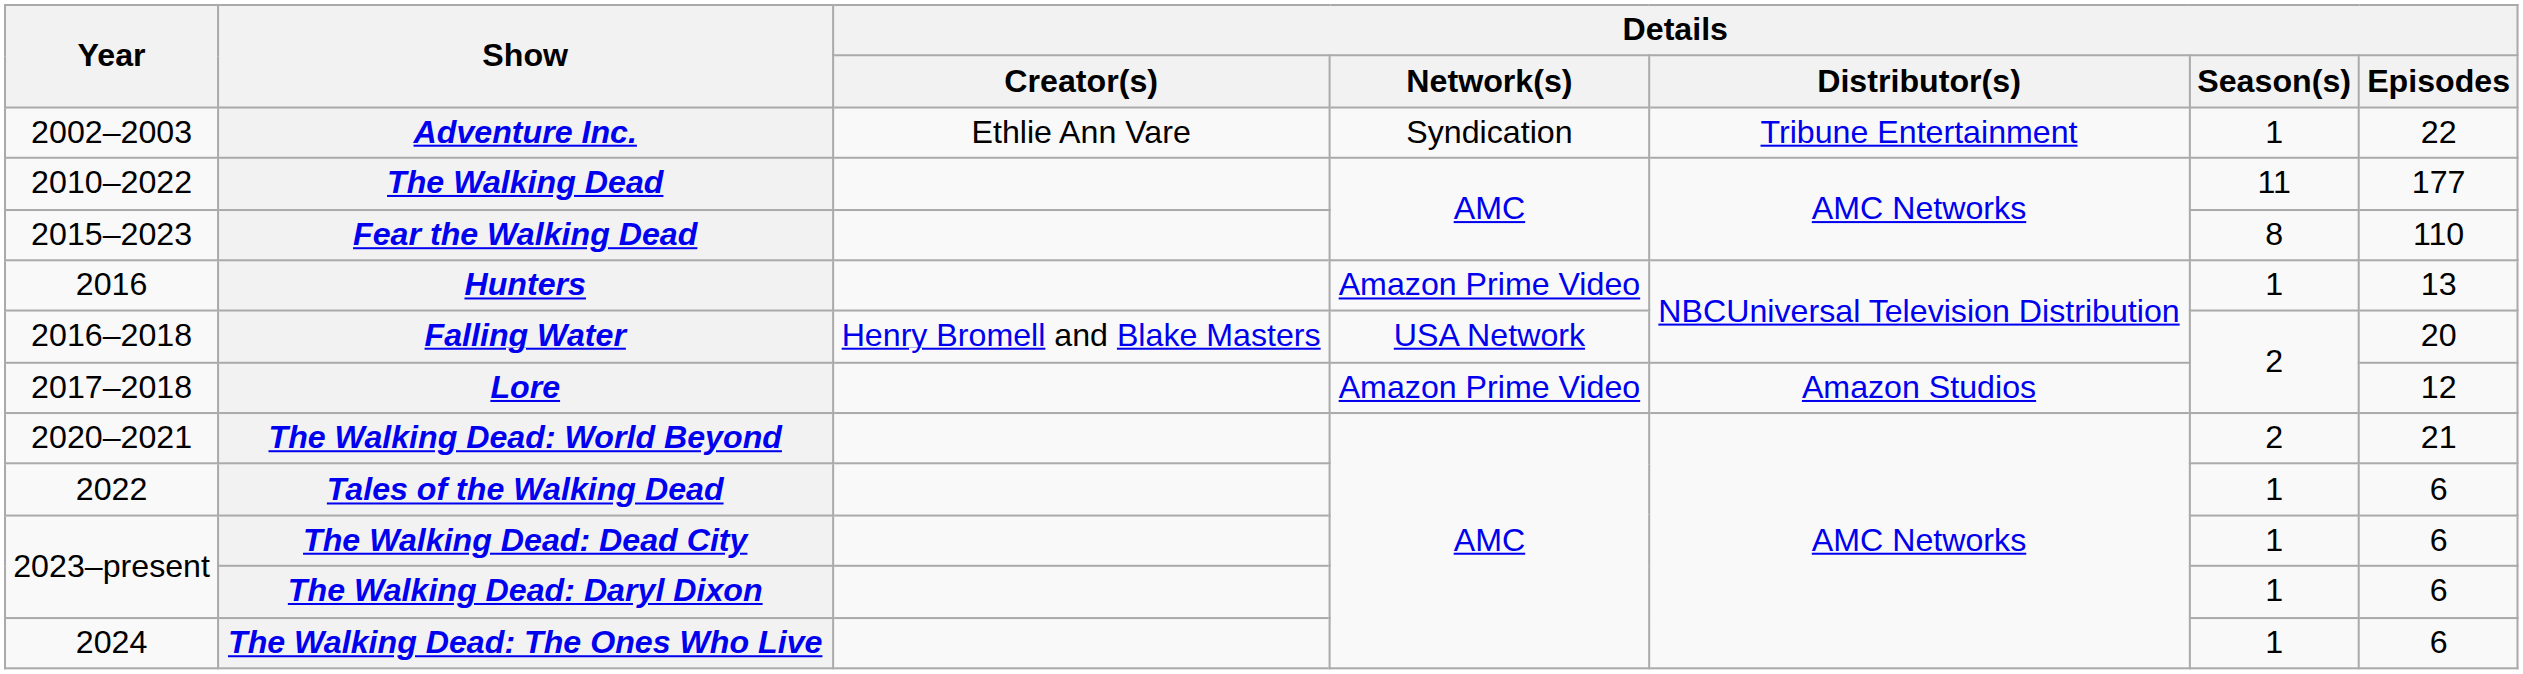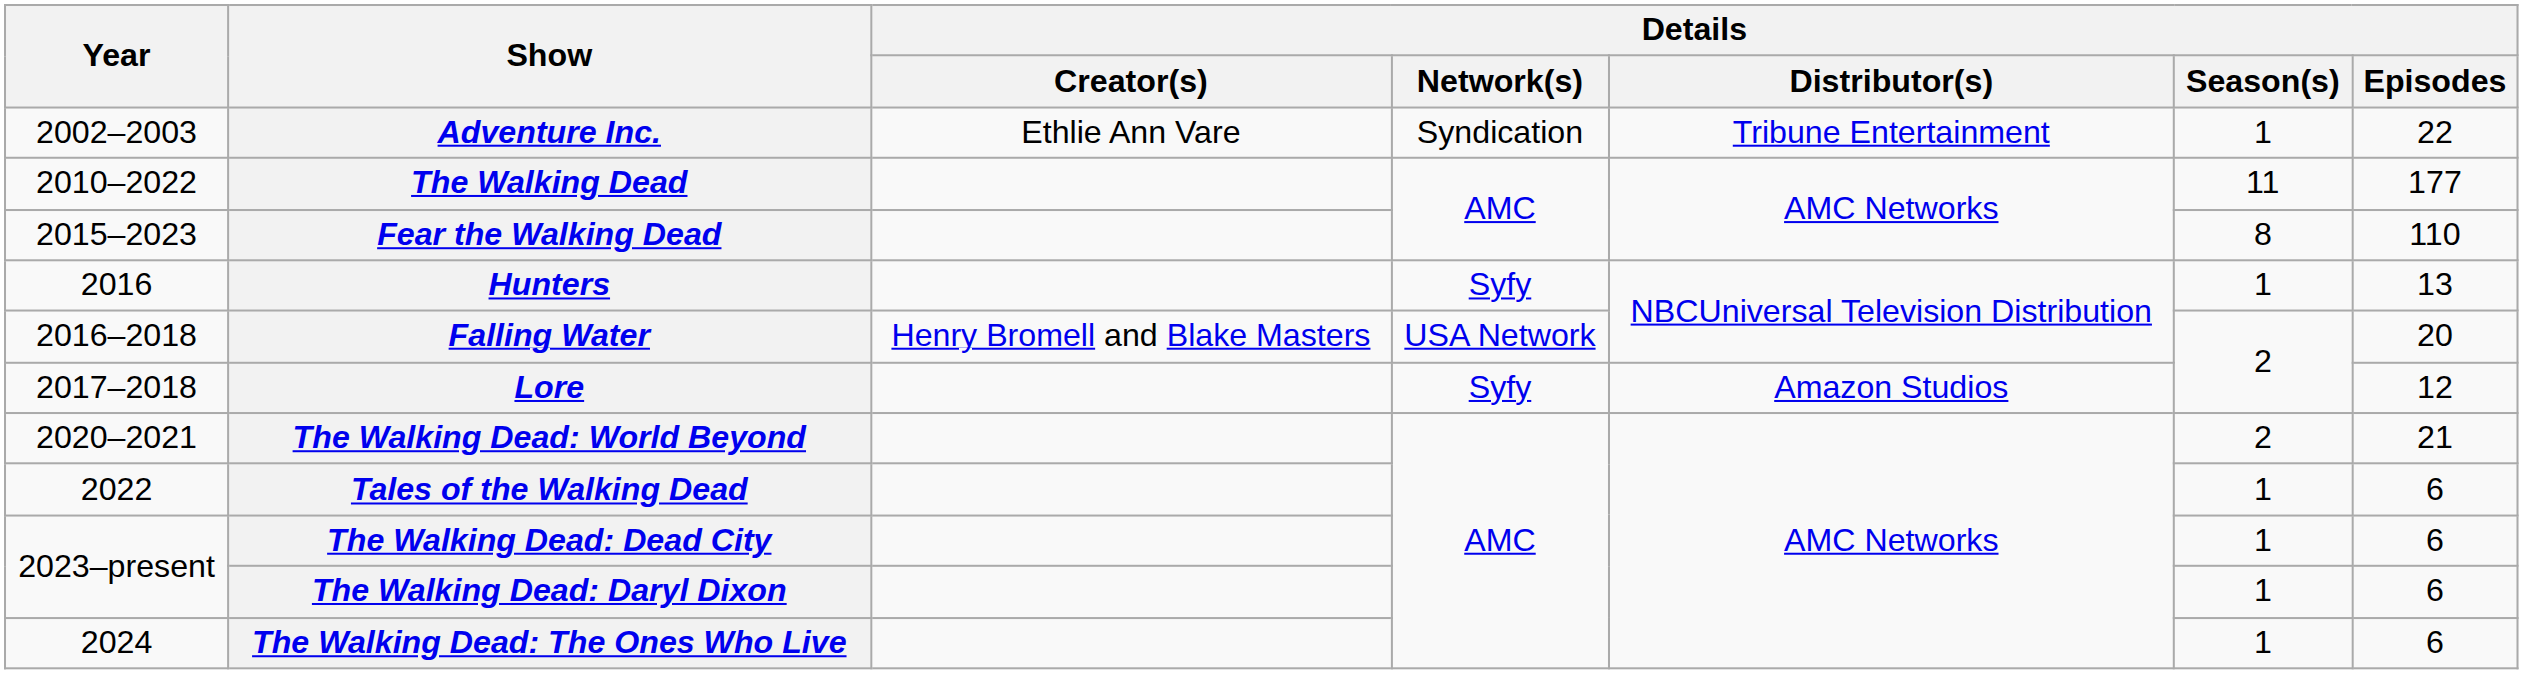(1489, 285) Amazon Prime Video -> (1500, 285) Syfy
(1489, 387) Amazon Prime Video -> (1500, 387) Syfy
